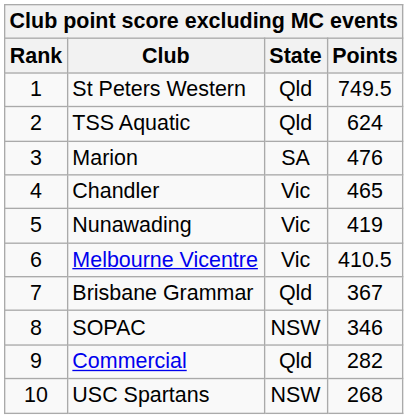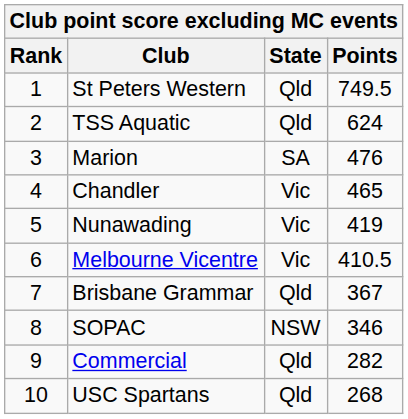(296, 395) NSW -> (296, 395) Qld
